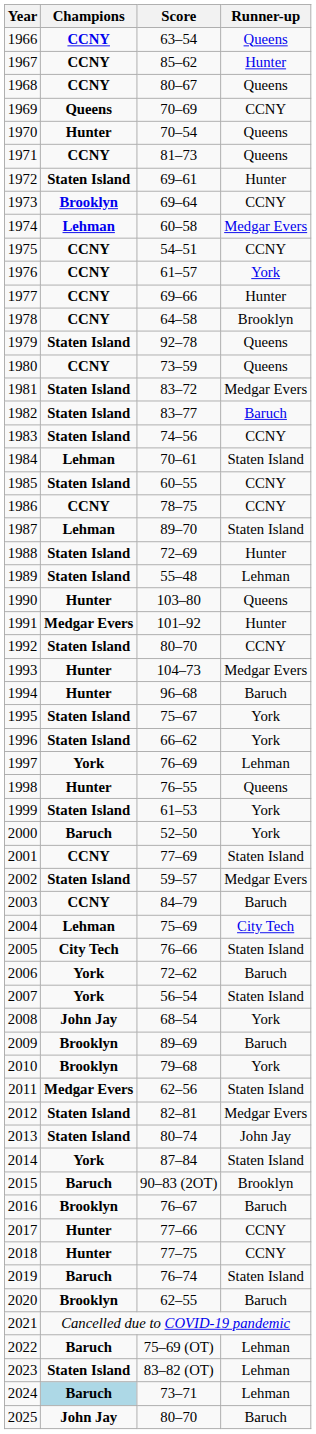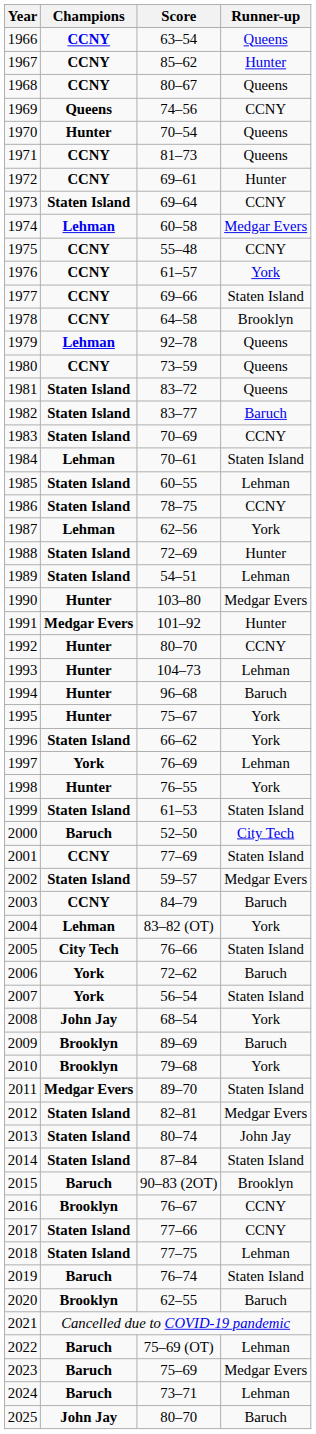(179, 109) 70–69 -> (179, 109) 74–56
(89, 179) Staten Island -> (89, 179) CCNY
(89, 202) Brooklyn -> (89, 202) Staten Island
(179, 249) 54–51 -> (179, 249) 55–48
(266, 296) Hunter -> (266, 296) Staten Island
(89, 343) Staten Island -> (89, 343) Lehman
(266, 389) Medgar Evers -> (266, 389) Queens
(179, 436) 74–56 -> (179, 436) 70–69
(266, 483) CCNY -> (266, 483) Lehman
(89, 506) CCNY -> (89, 506) Staten Island
(179, 529) 89–70 -> (179, 529) 62–56
(266, 529) Staten Island -> (266, 529) York
(179, 576) 55–48 -> (179, 576) 54–51
(266, 599) Queens -> (266, 599) Medgar Evers
(89, 646) Staten Island -> (89, 646) Hunter
(266, 669) Medgar Evers -> (266, 669) Lehman
(89, 716) Staten Island -> (89, 716) Hunter
(266, 786) Queens -> (266, 786) York
(266, 809) York -> (266, 809) Staten Island
(266, 833) York -> (266, 833) City Tech
(179, 926) 75–69 -> (179, 926) 83–82 (OT)
(266, 926) City Tech -> (266, 926) York
(179, 1090) 62–56 -> (179, 1090) 89–70
(89, 1160) York -> (89, 1160) Staten Island
(266, 1206) Baruch -> (266, 1206) CCNY
(89, 1230) Hunter -> (89, 1230) Staten Island
(89, 1253) Hunter -> (89, 1253) Staten Island
(266, 1253) CCNY -> (266, 1253) Lehman
(89, 1370) Staten Island -> (89, 1370) Baruch
(179, 1370) 83–82 (OT) -> (179, 1370) 75–69
(266, 1370) Lehman -> (266, 1370) Medgar Evers
(89, 1393) lightblue background -> (89, 1393) no background
